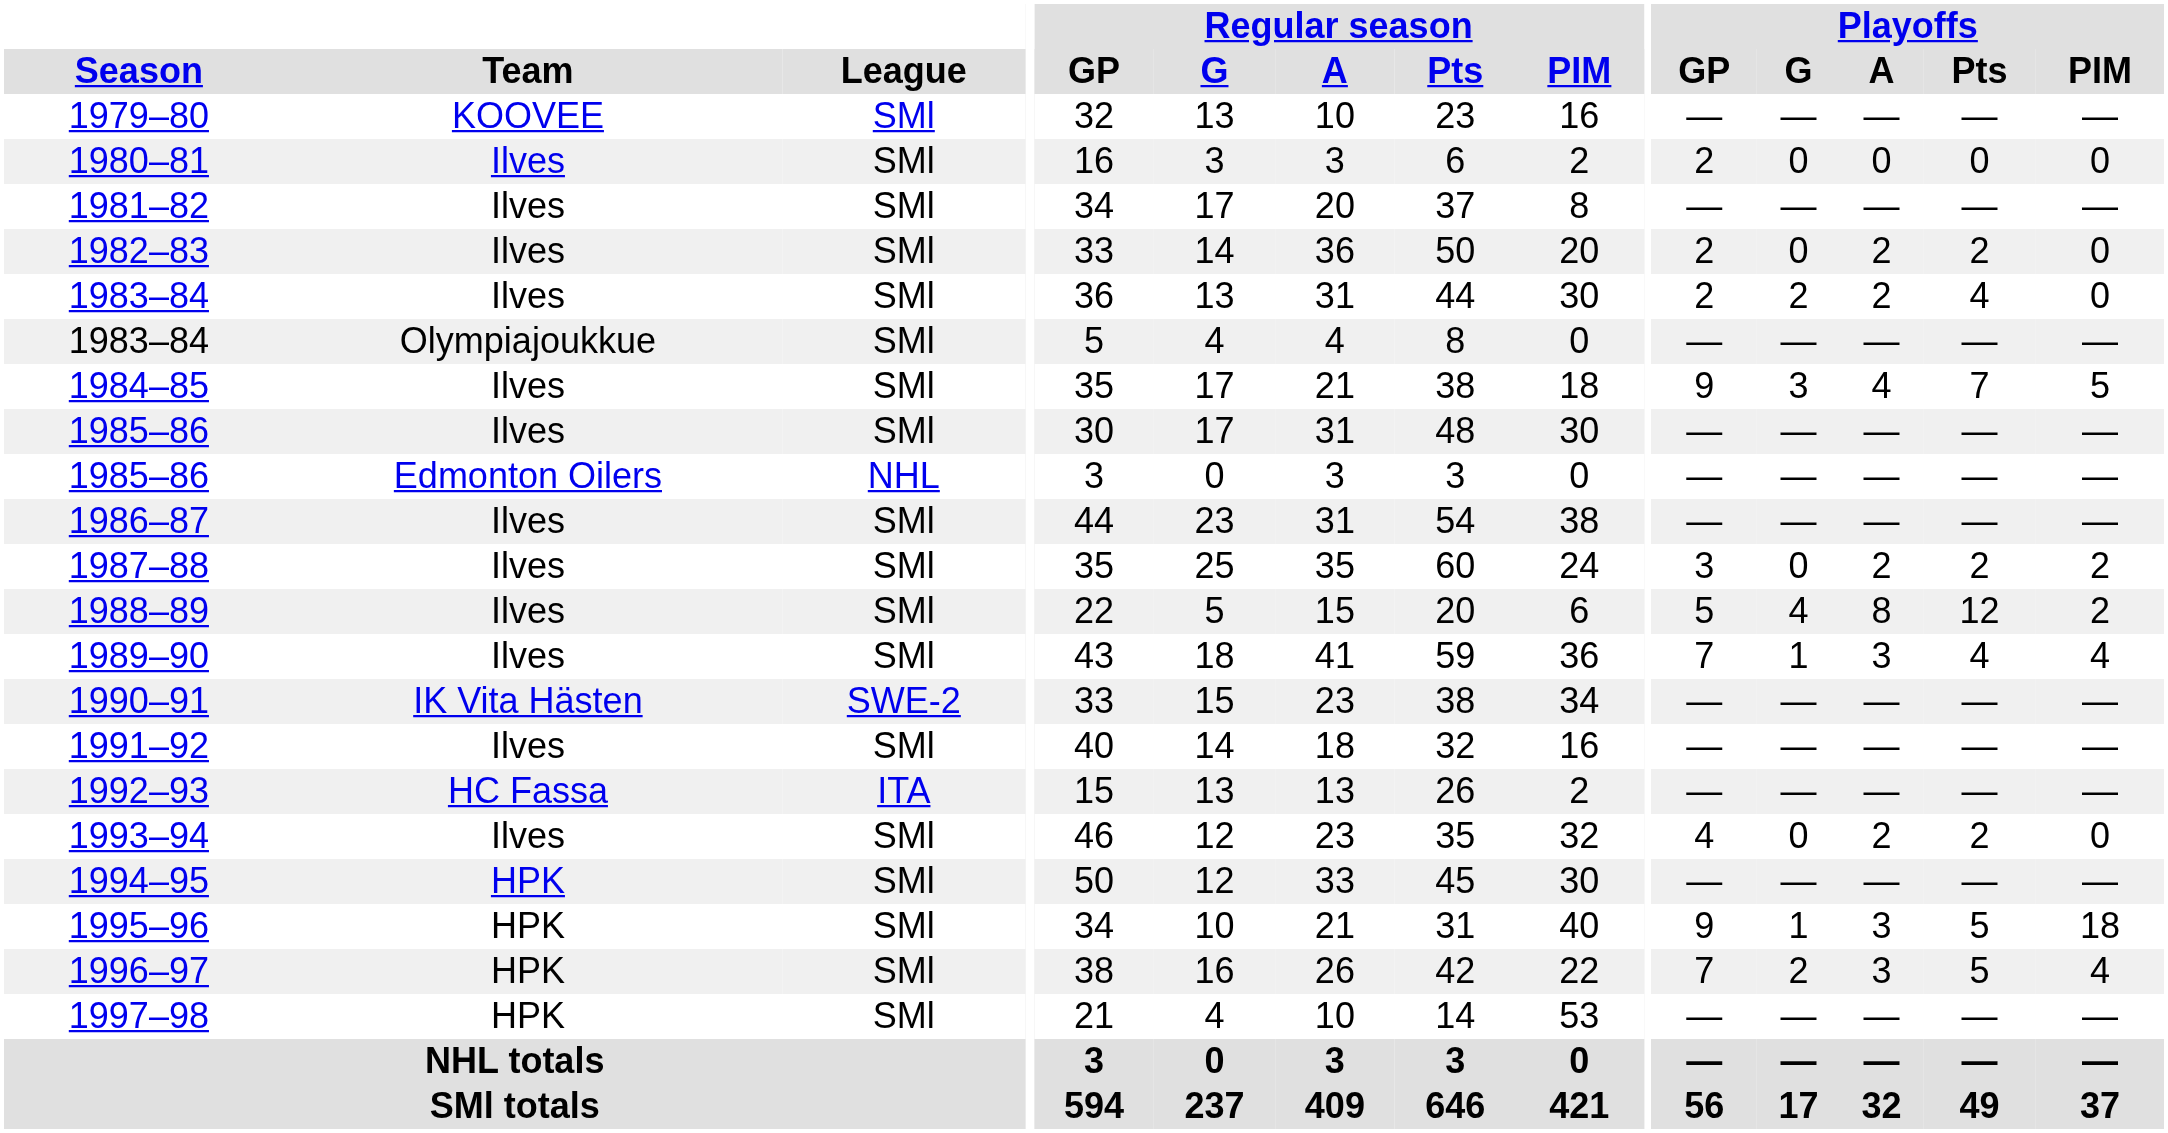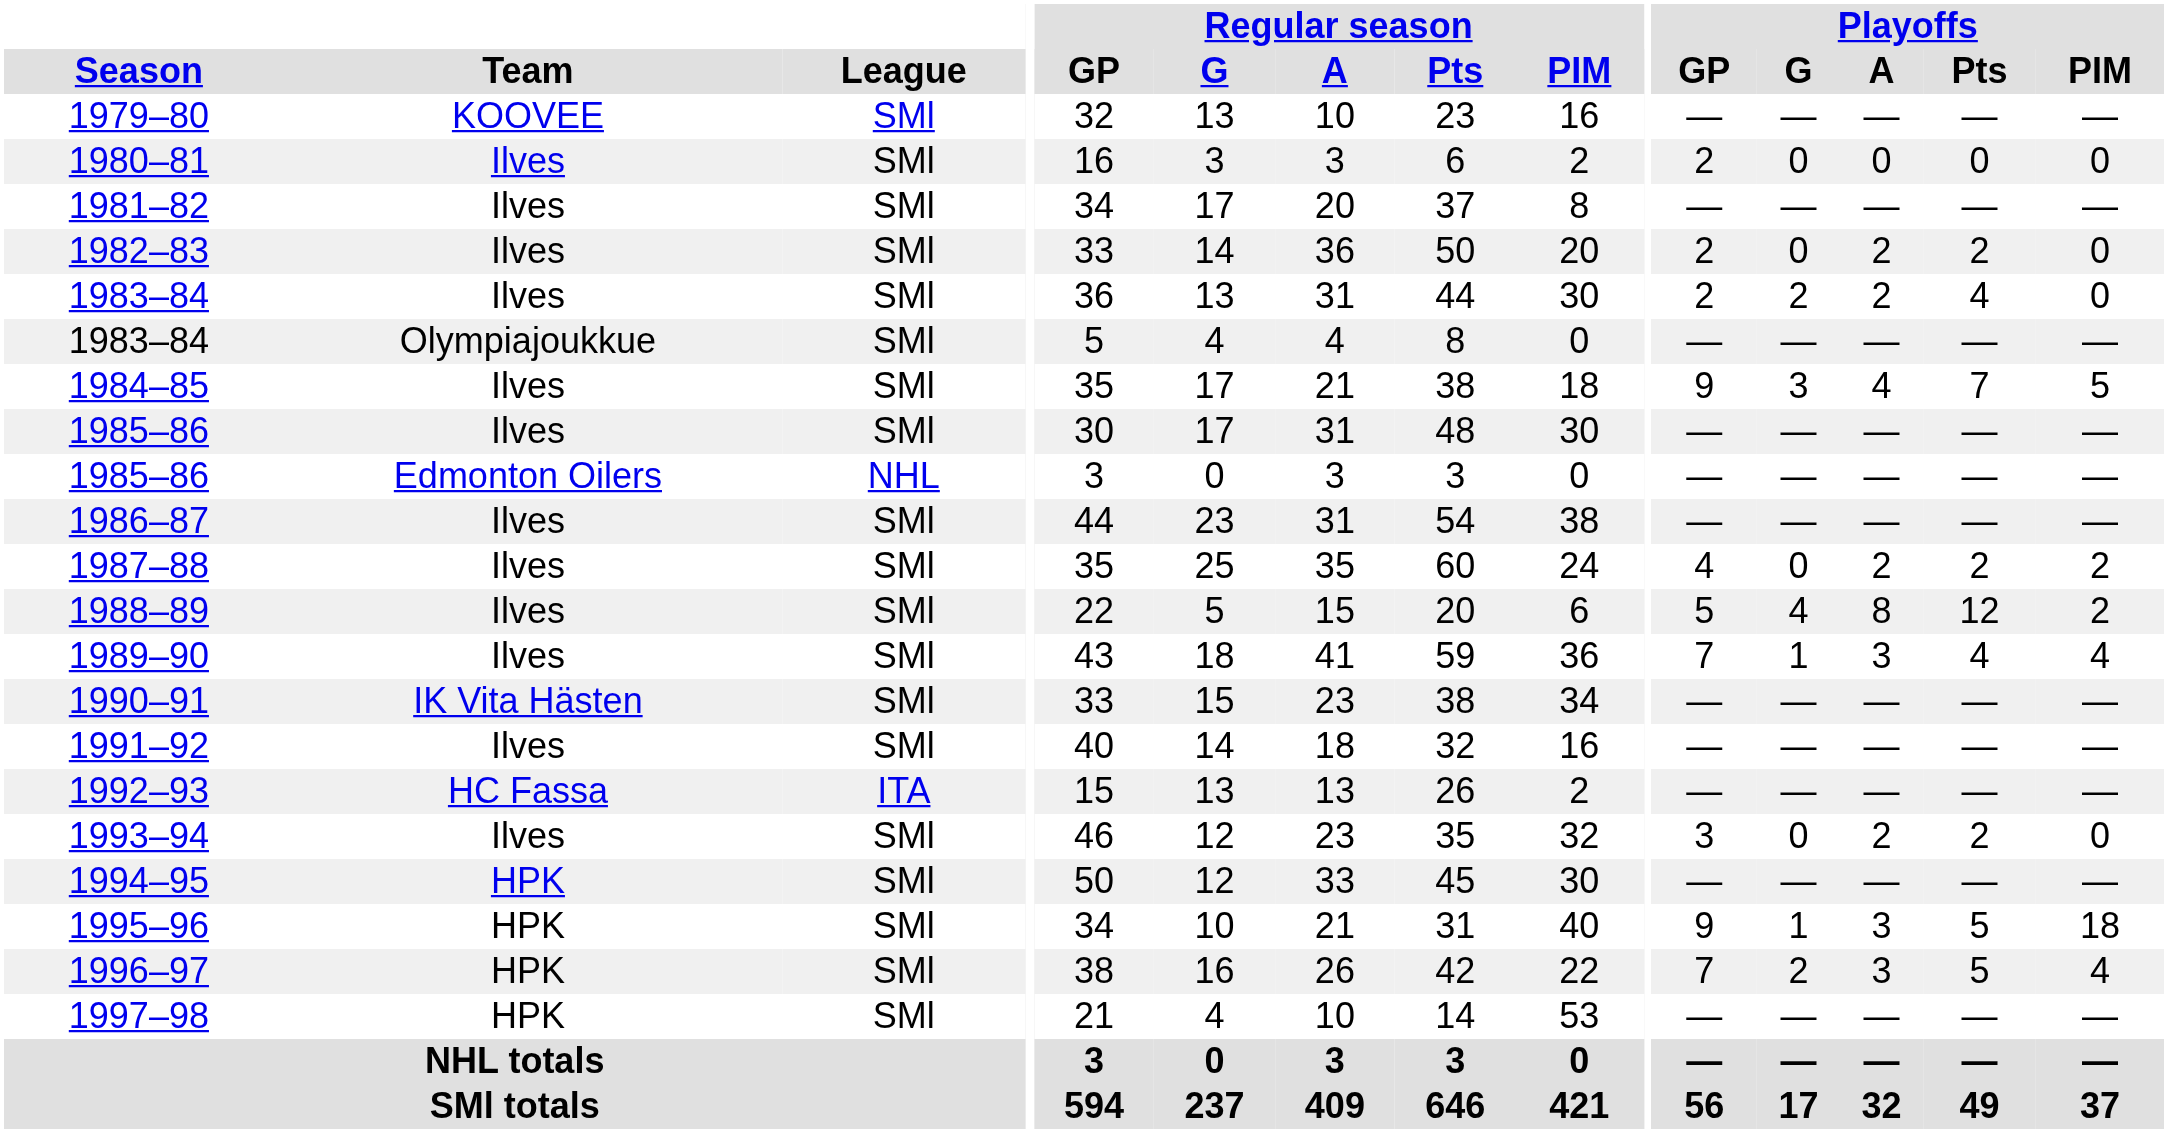(1704, 565) 3 -> (1704, 565) 4
(904, 700) SWE-2 -> (904, 700) SMl
(1704, 835) 4 -> (1704, 835) 3
